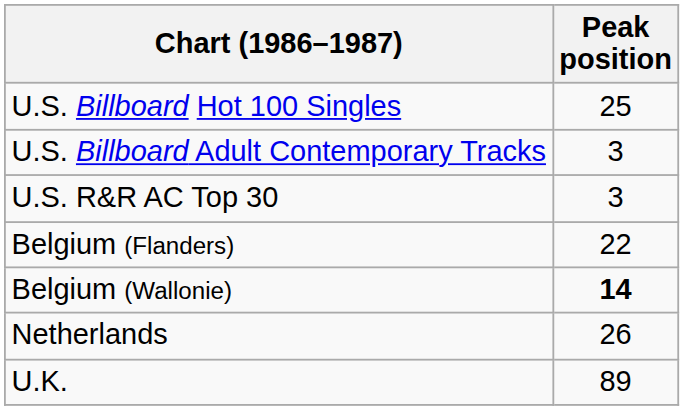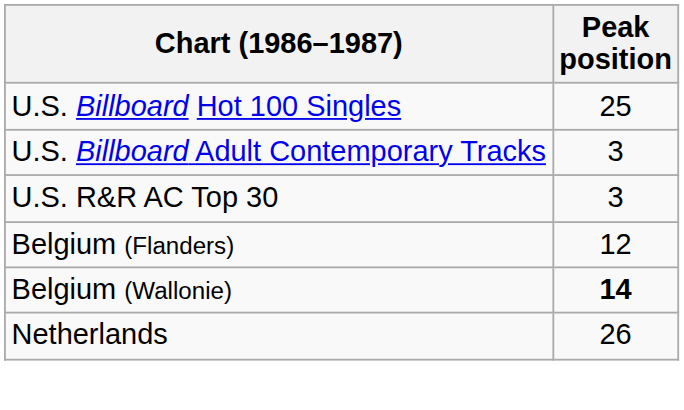(616, 243) 22 -> (616, 243) 12
- row: (40, 381)
